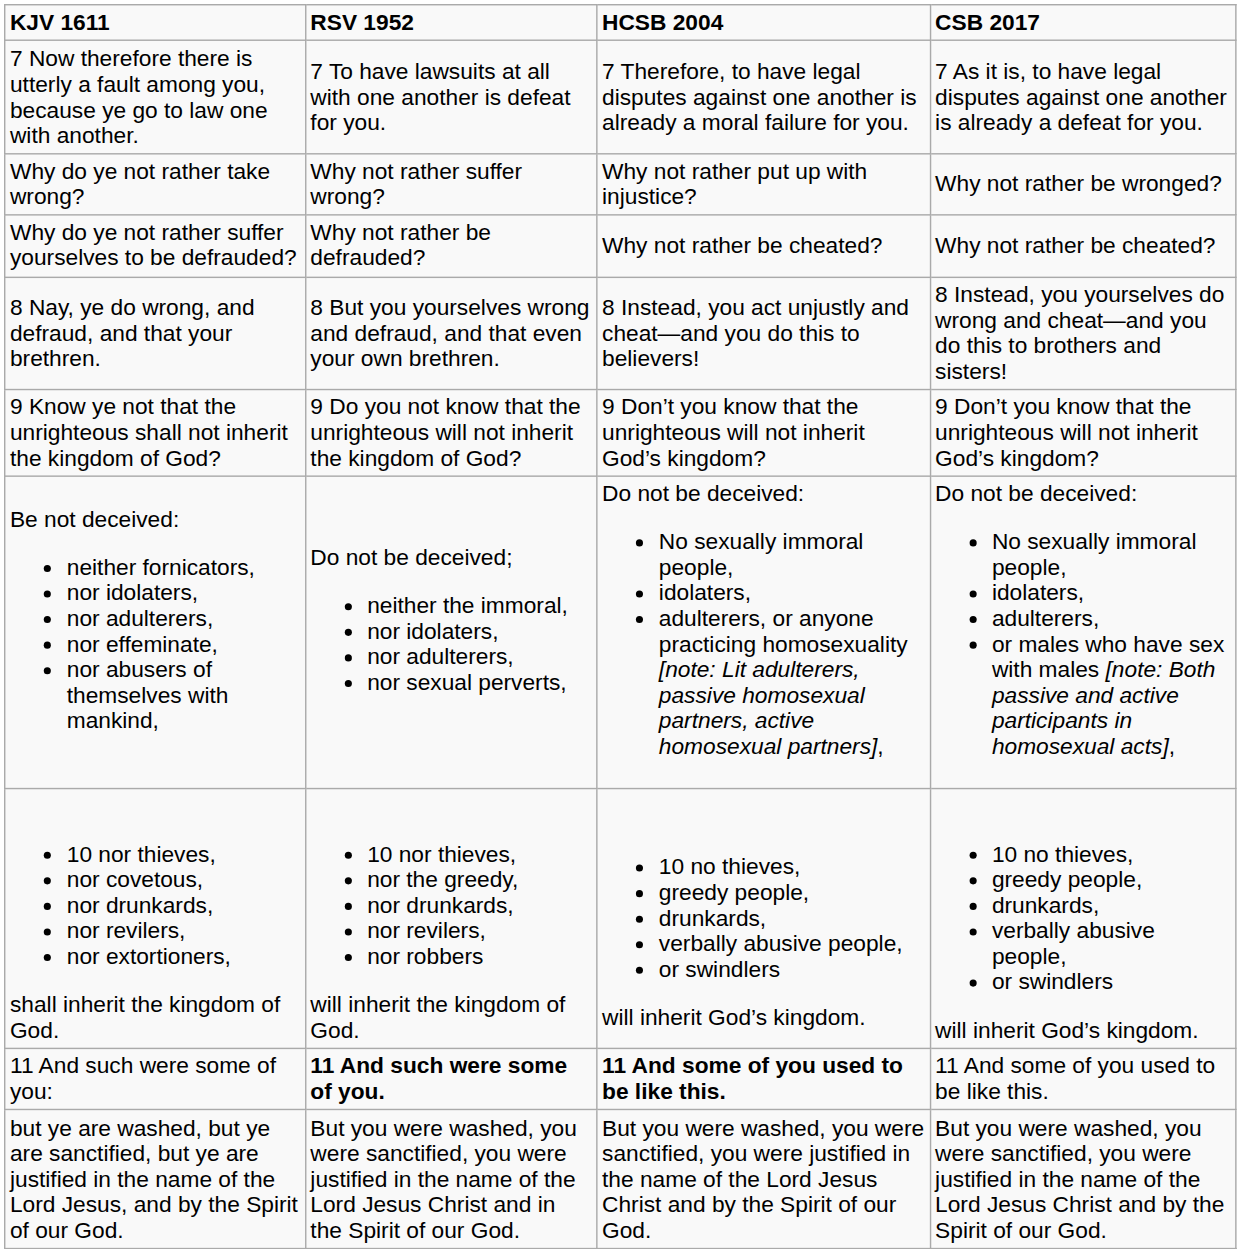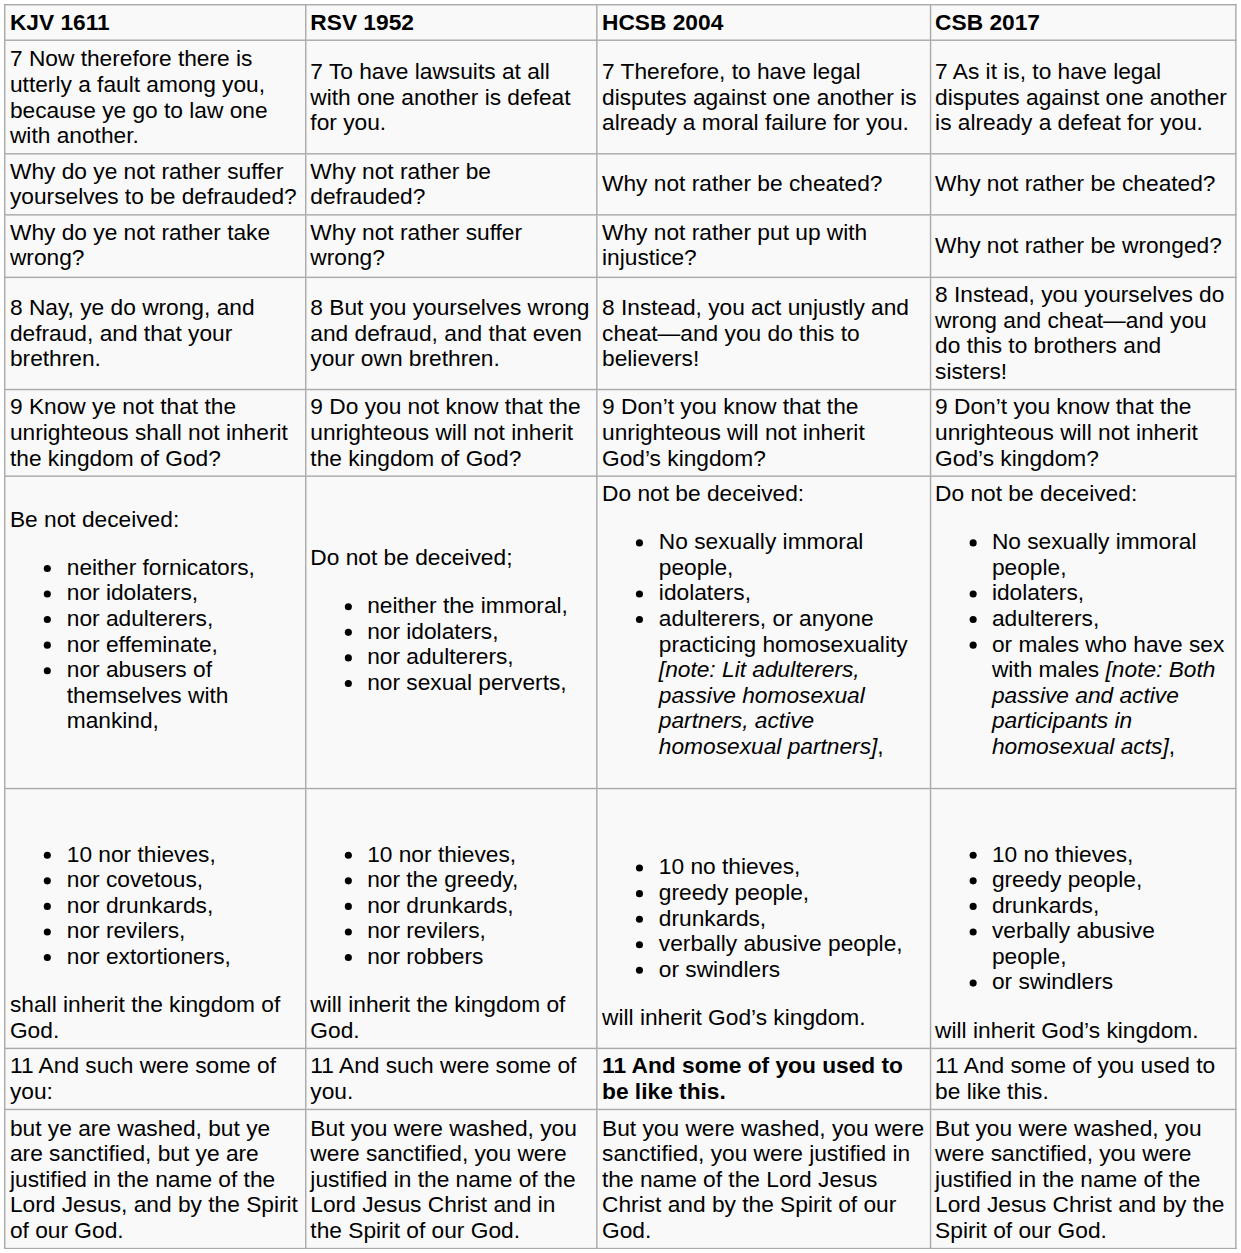rows swapped: (140, 184) <-> (153, 245)
(439, 1078) bold -> (443, 1078) normal
